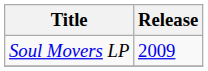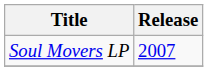(157, 50) 2009 -> (157, 50) 2007
